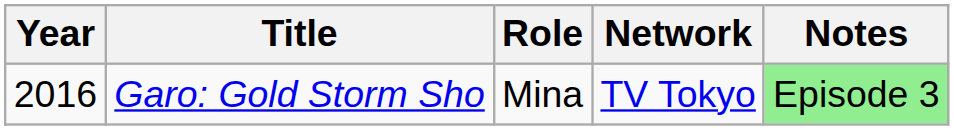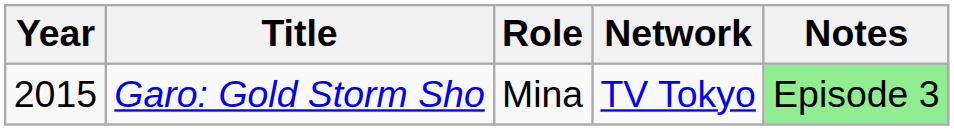(55, 93) 2016 -> (55, 93) 2015
